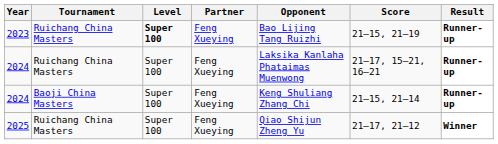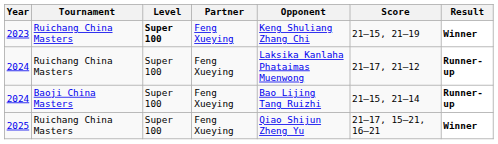(290, 33) Bao Lijing Tang Ruizhi -> (296, 33) Keng Shuliang Zhang Chi
(463, 33) Runner-up -> (460, 33) Winner
(389, 66) 21–17, 15–21, 16–21 -> (386, 66) 21–17, 21–12
(296, 98) Keng Shuliang Zhang Chi -> (290, 98) Bao Lijing Tang Ruizhi
(386, 125) 21–17, 21–12 -> (389, 125) 21–17, 15–21, 16–21
